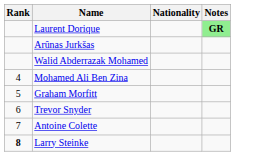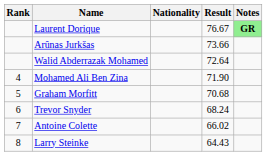+ column: (218, 12)
(18, 143) bold -> (18, 143) normal
